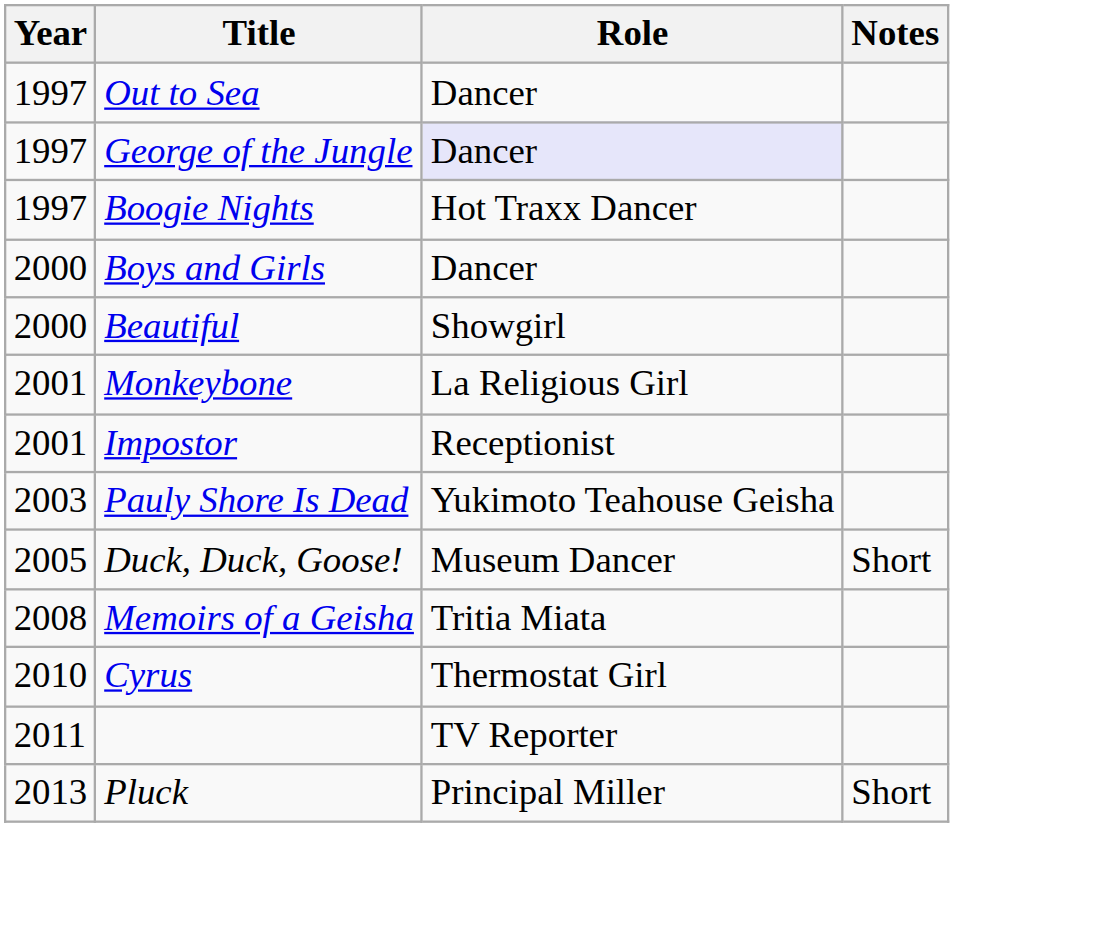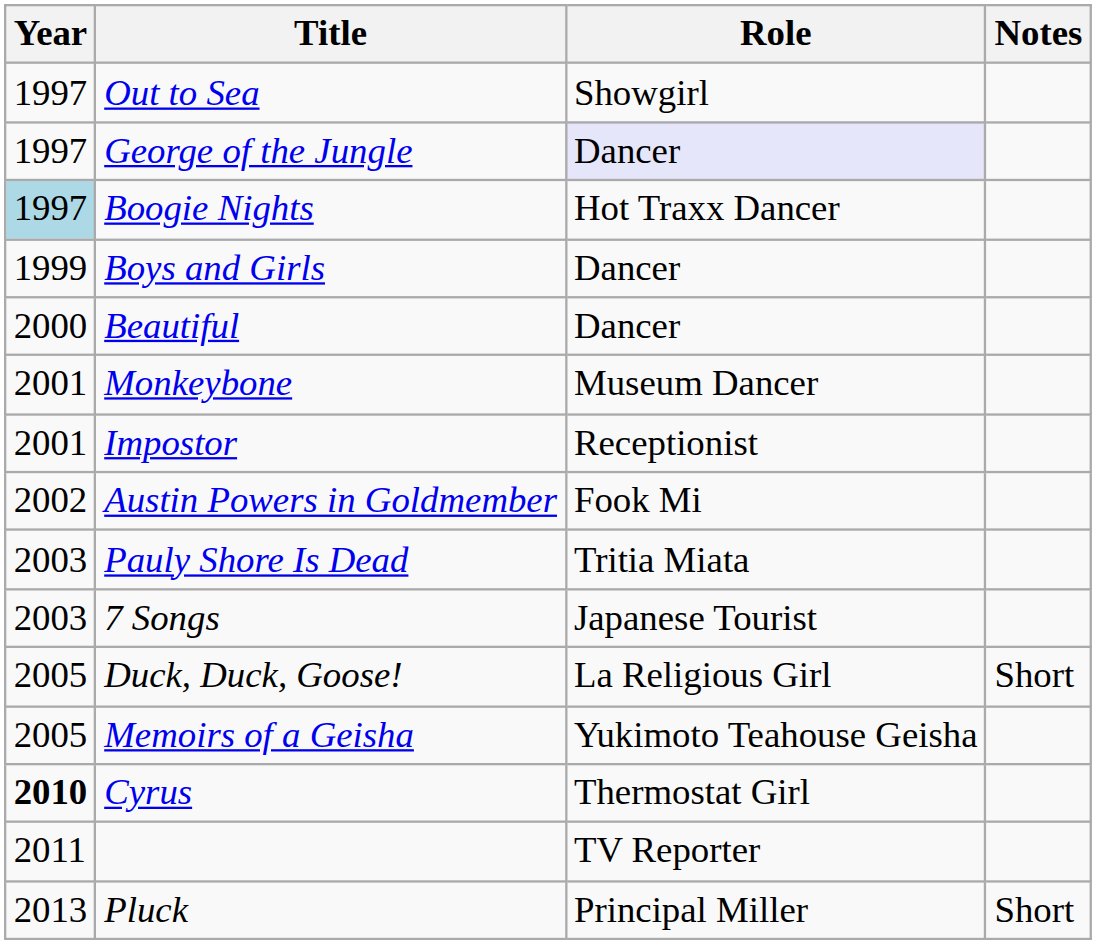(484, 92) Dancer -> (641, 92) Showgirl
(50, 208) no background -> (50, 208) lightblue background
(50, 267) 2000 -> (50, 267) 1999
(498, 325) Showgirl -> (627, 325) Dancer
(560, 383) La Religious Girl -> (696, 383) Museum Dancer
+ row: (331, 500)
(633, 500) Yukimoto Teahouse Geisha -> (662, 558) Tritia Miata
+ row: (162, 617)
(553, 558) Museum Dancer -> (703, 675) La Religious Girl
(50, 617) 2008 -> (50, 734) 2005
(519, 617) Tritia Miata -> (776, 734) Yukimoto Teahouse Geisha
(50, 675) normal -> (50, 792) bold
